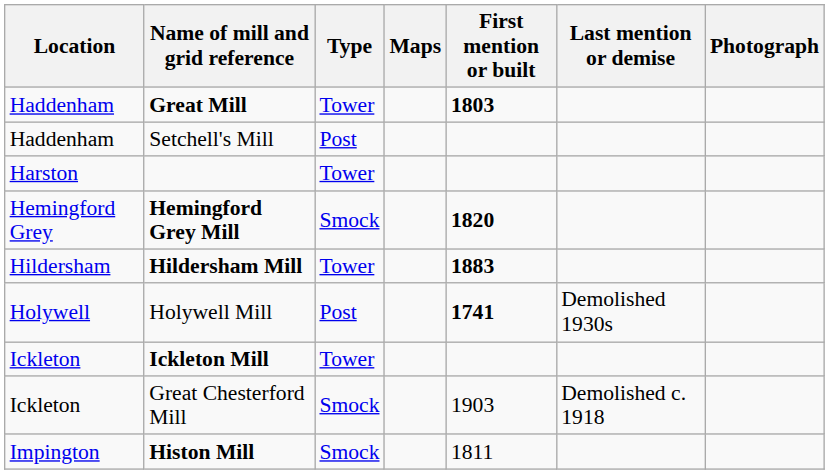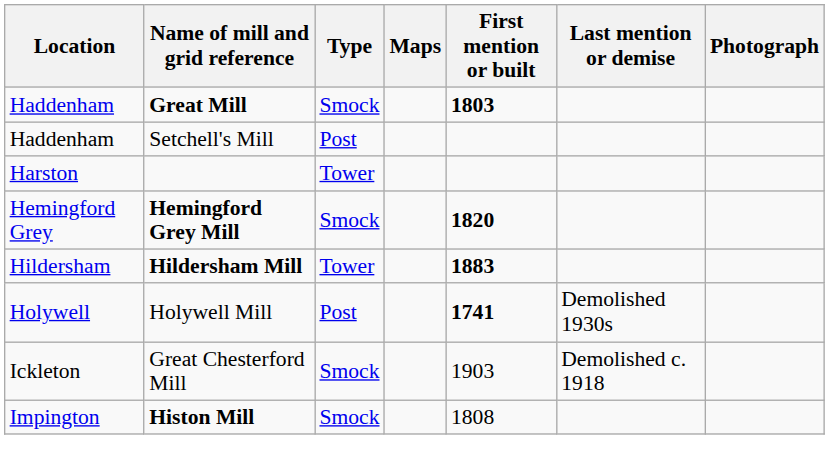(347, 104) Tower -> (349, 104) Smock
- row: (209, 358)
(472, 451) 1811 -> (473, 417) 1808
